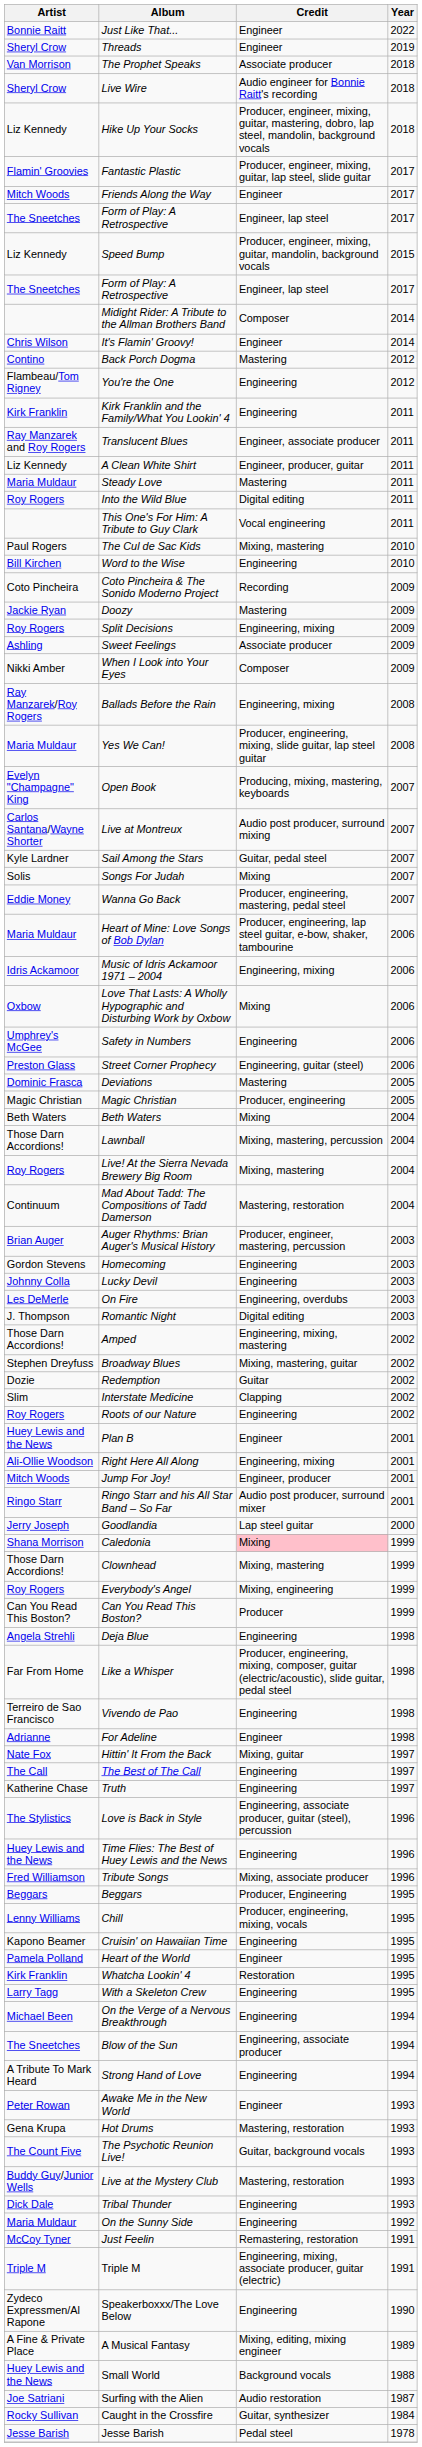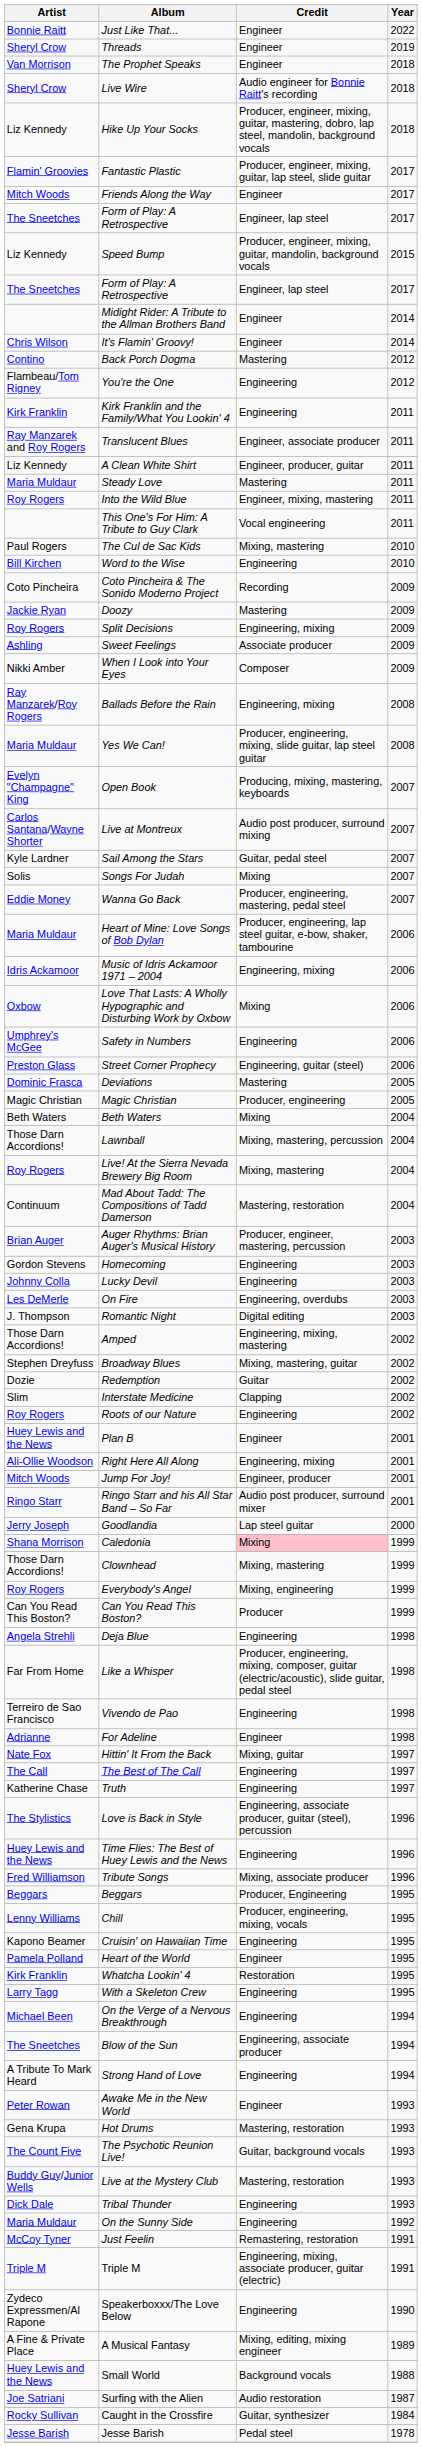(285, 64) Associate producer -> (261, 64) Engineer
(264, 319) Composer -> (261, 319) Engineer
(272, 500) Digital editing -> (306, 500) Engineer, mixing, mastering
